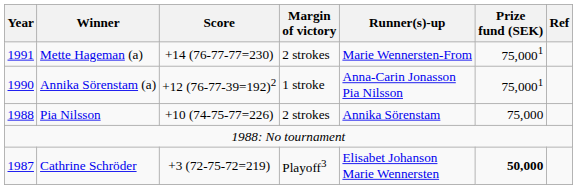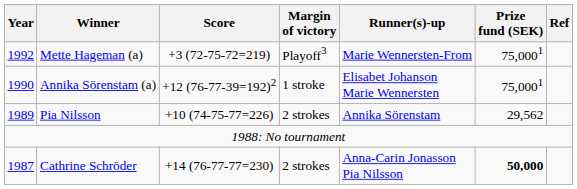(21, 54) 1991 -> (21, 54) 1992
(219, 54) +14 (76-77-77=230) -> (219, 54) +3 (72-75-72=219)
(306, 54) 2 strokes -> (304, 54) Playoff3
(399, 85) Anna-Carin Jonasson Pia Nilsson -> (391, 85) Elisabet Johanson Marie Wennersten
(21, 114) 1988 -> (21, 114) 1989
(525, 114) 75,000 -> (525, 114) 29,562
(219, 166) +3 (72-75-72=219) -> (219, 166) +14 (76-77-77=230)
(304, 166) Playoff3 -> (306, 166) 2 strokes
(391, 166) Elisabet Johanson Marie Wennersten -> (399, 166) Anna-Carin Jonasson Pia Nilsson
